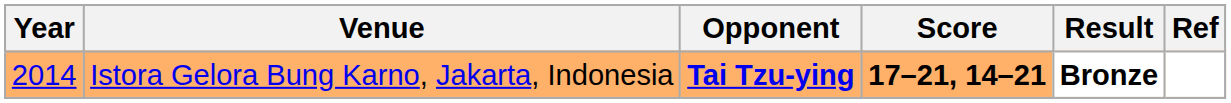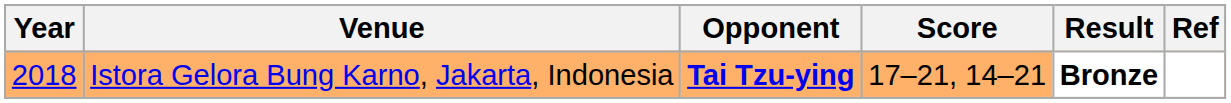(44, 74) 2014 -> (44, 74) 2018
(957, 74) bold -> (957, 74) normal
